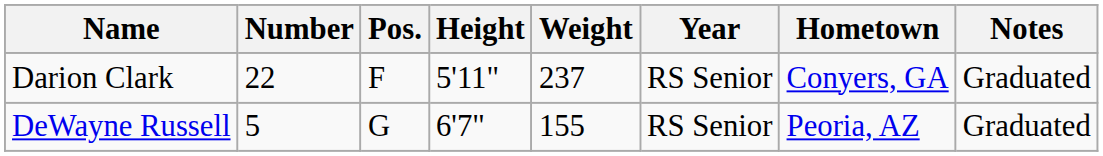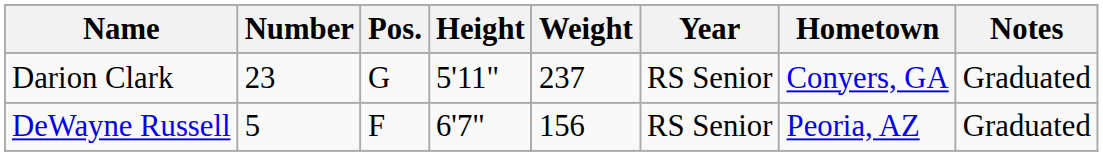(260, 77) 22 -> (260, 77) 23
(377, 77) F -> (379, 77) G
(379, 126) G -> (377, 126) F
(562, 126) 155 -> (562, 126) 156
